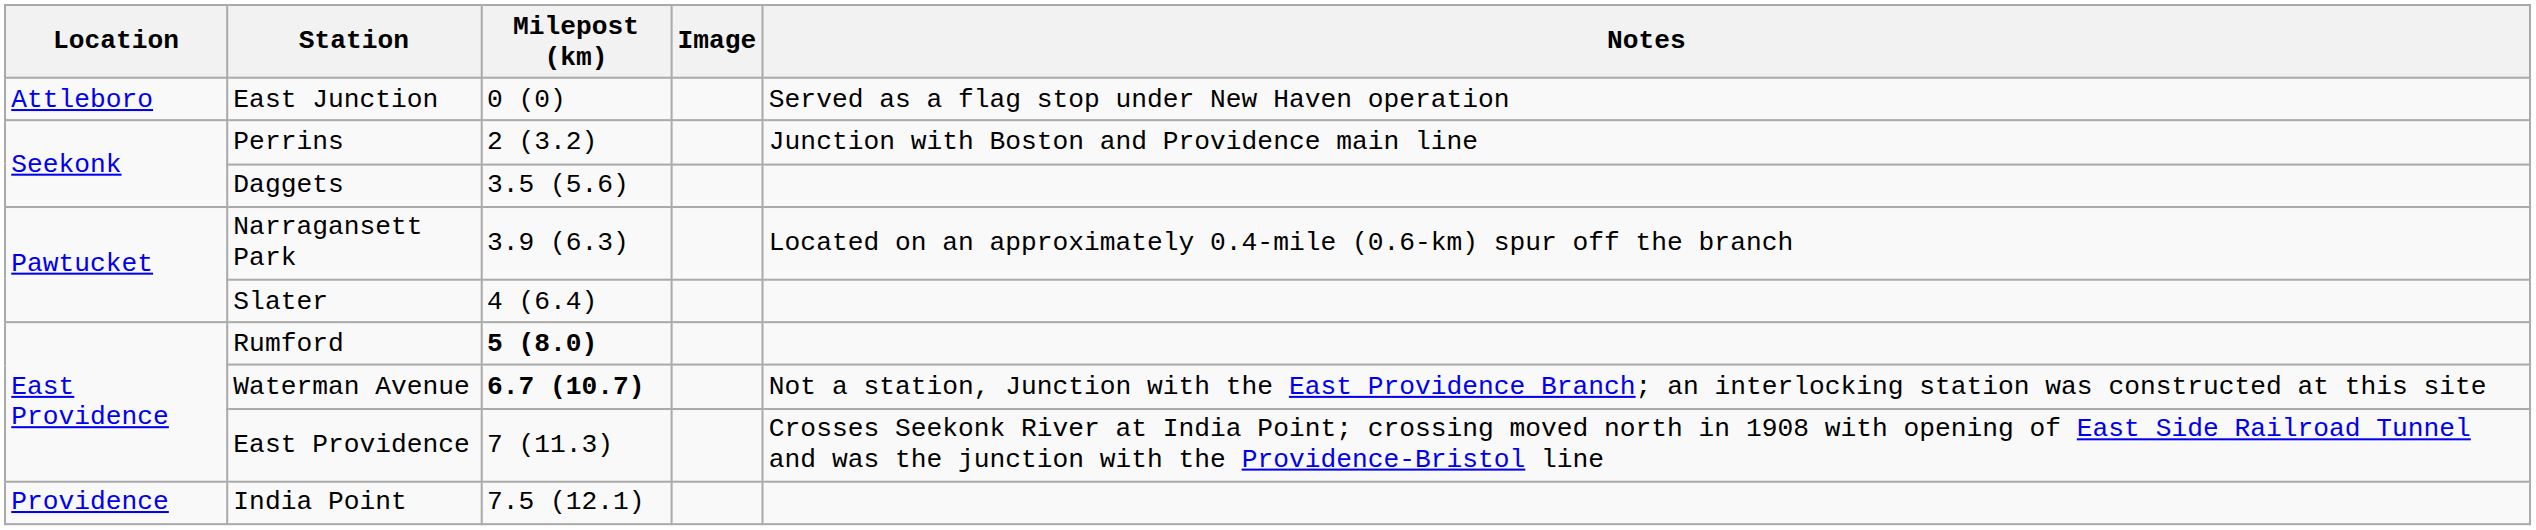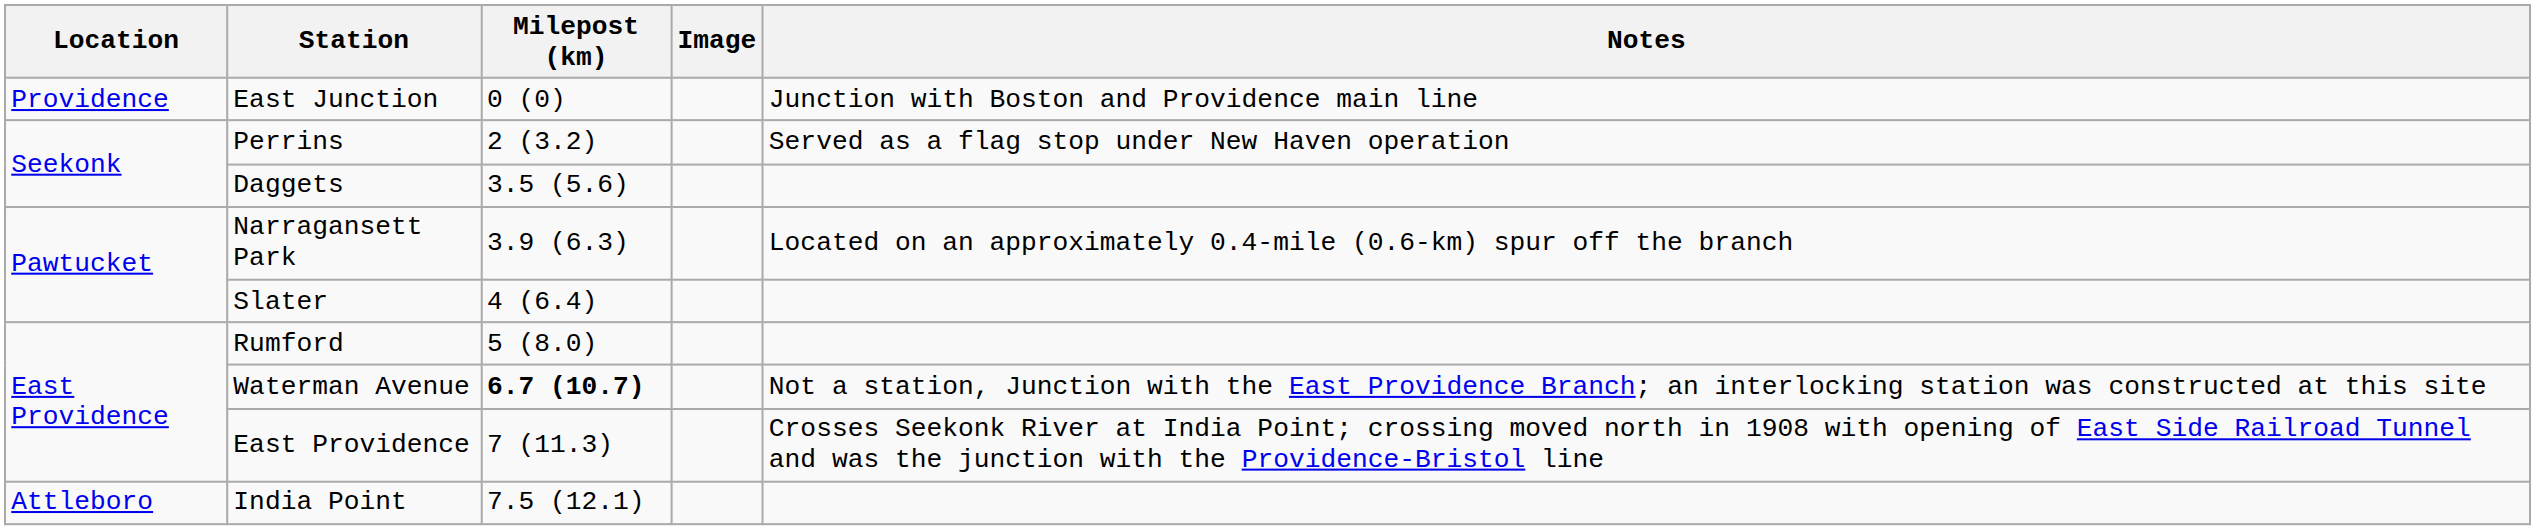(82, 100) Attleboro -> (90, 100) Providence
(1139, 100) Served as a flag stop under New Haven operation -> (1123, 100) Junction with Boston and Providence main line
(1123, 142) Junction with Boston and Providence main line -> (1139, 142) Served as a flag stop under New Haven operation
(542, 344) bold -> (542, 344) normal
(90, 502) Providence -> (82, 502) Attleboro
